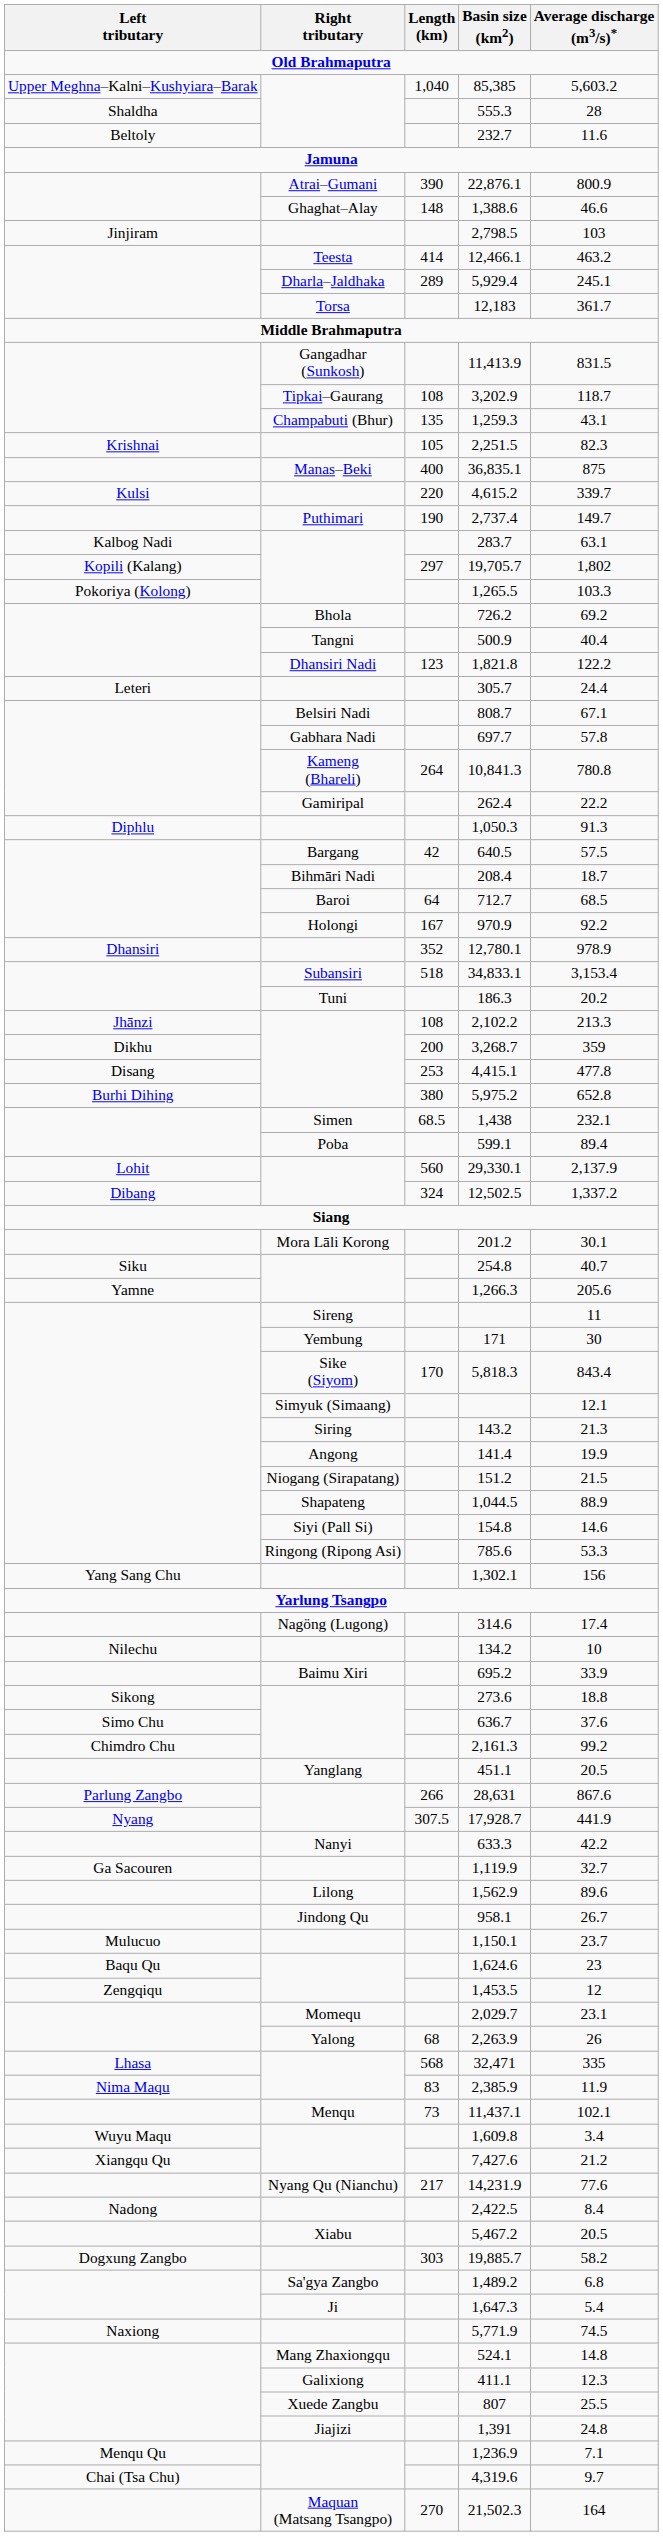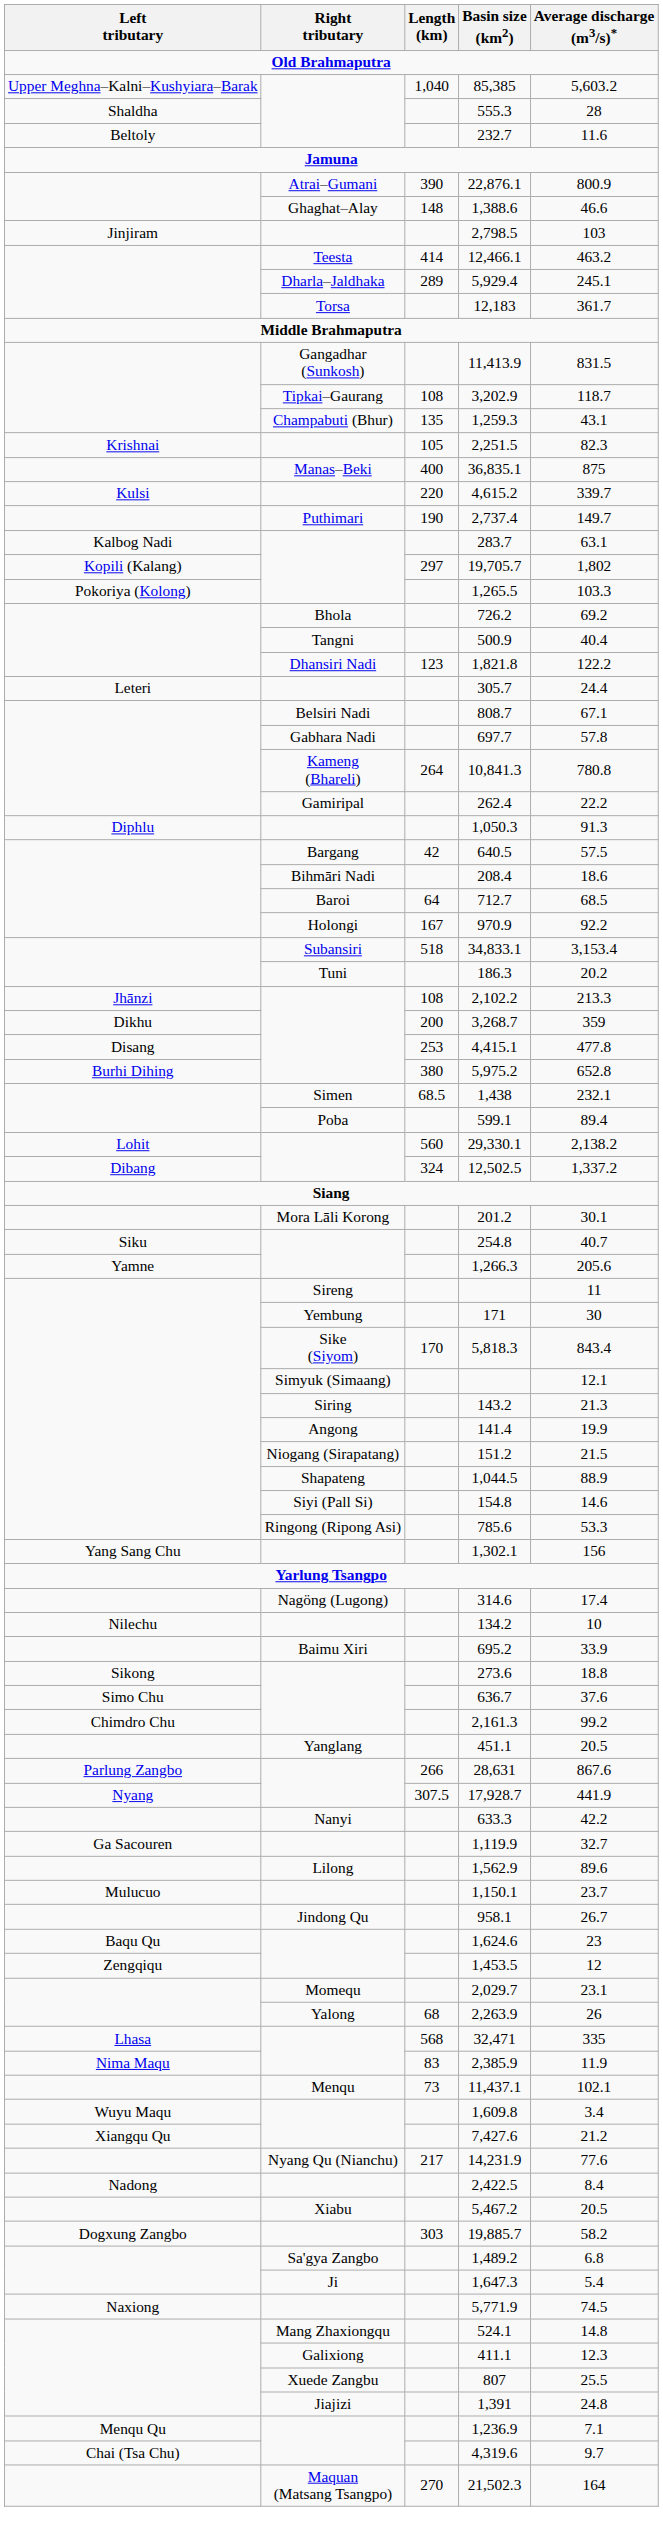(594, 876) 18.7 -> (594, 876) 18.6
- row: (333, 950)
(594, 1168) 2,137.9 -> (594, 1144) 2,138.2
rows swapped: (333, 1941) <-> (333, 1916)
